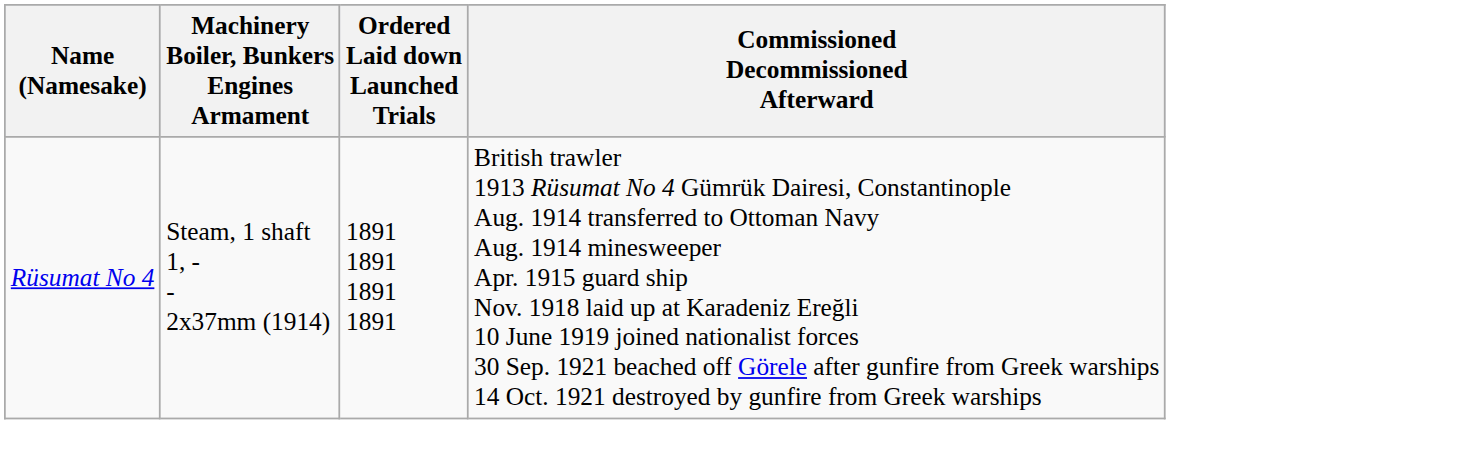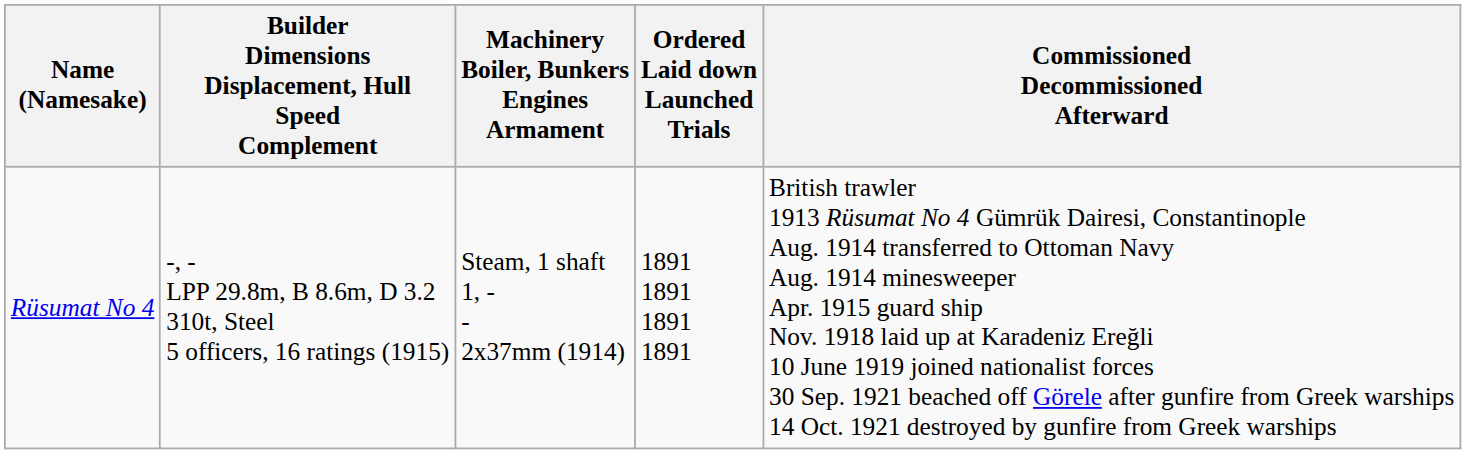+ column: (308, 85)
